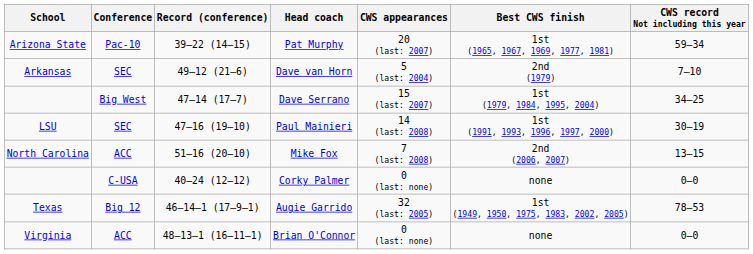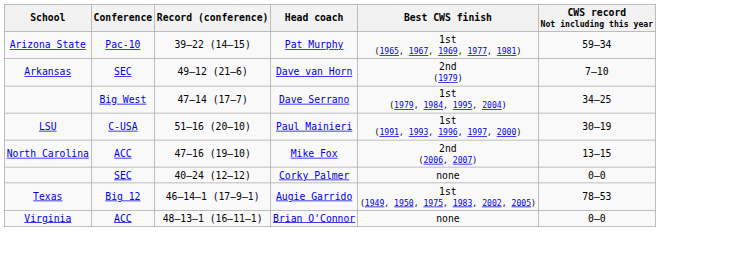- column: (404, 18)
(123, 127) SEC -> (123, 127) C-USA
(213, 127) 47–16 (19–10) -> (213, 127) 51–16 (20–10)
(213, 154) 51–16 (20–10) -> (213, 154) 47–16 (19–10)
(123, 181) C-USA -> (123, 175) SEC
